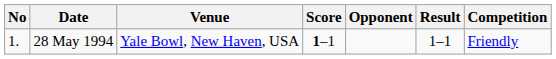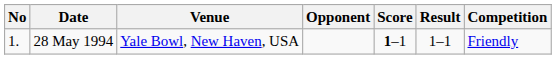columns swapped: (381, 16) <-> (324, 16)
